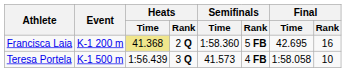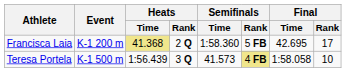(327, 44) 16 -> (327, 44) 17
(256, 60) no background -> (256, 60) khaki background
